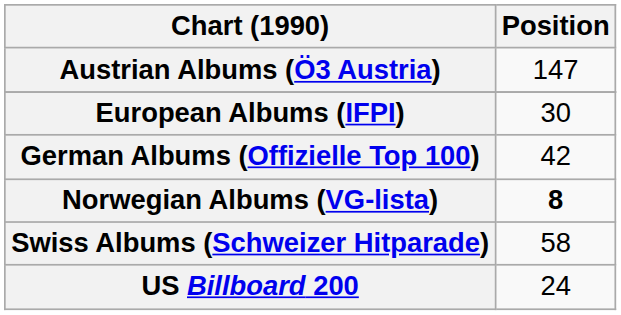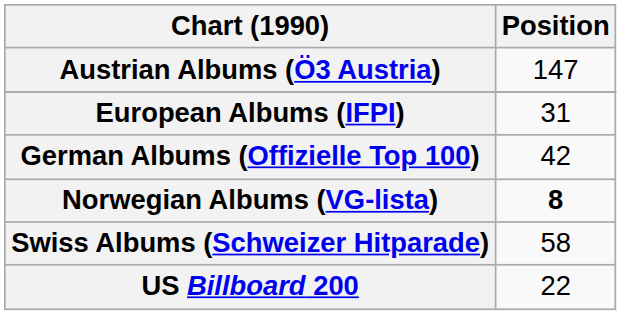(556, 112) 30 -> (556, 112) 31
(556, 286) 24 -> (556, 286) 22
